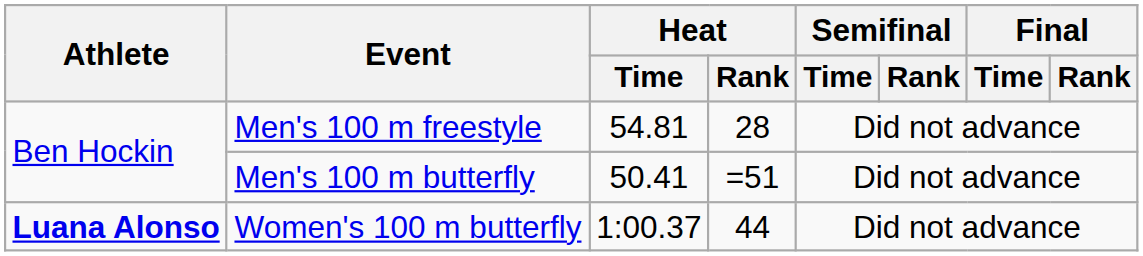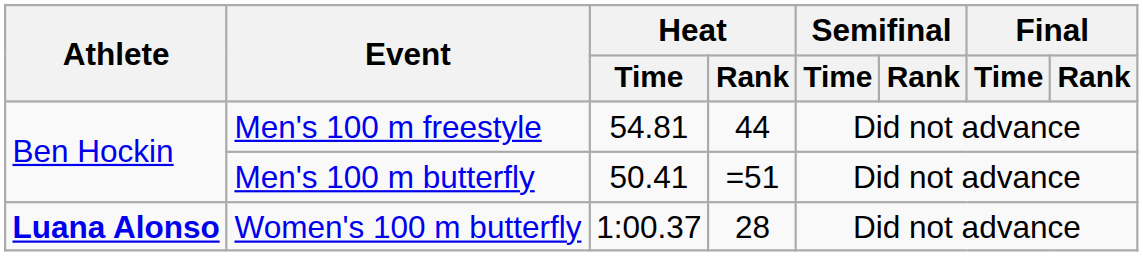(752, 127) 28 -> (752, 127) 44
(752, 227) 44 -> (752, 227) 28
